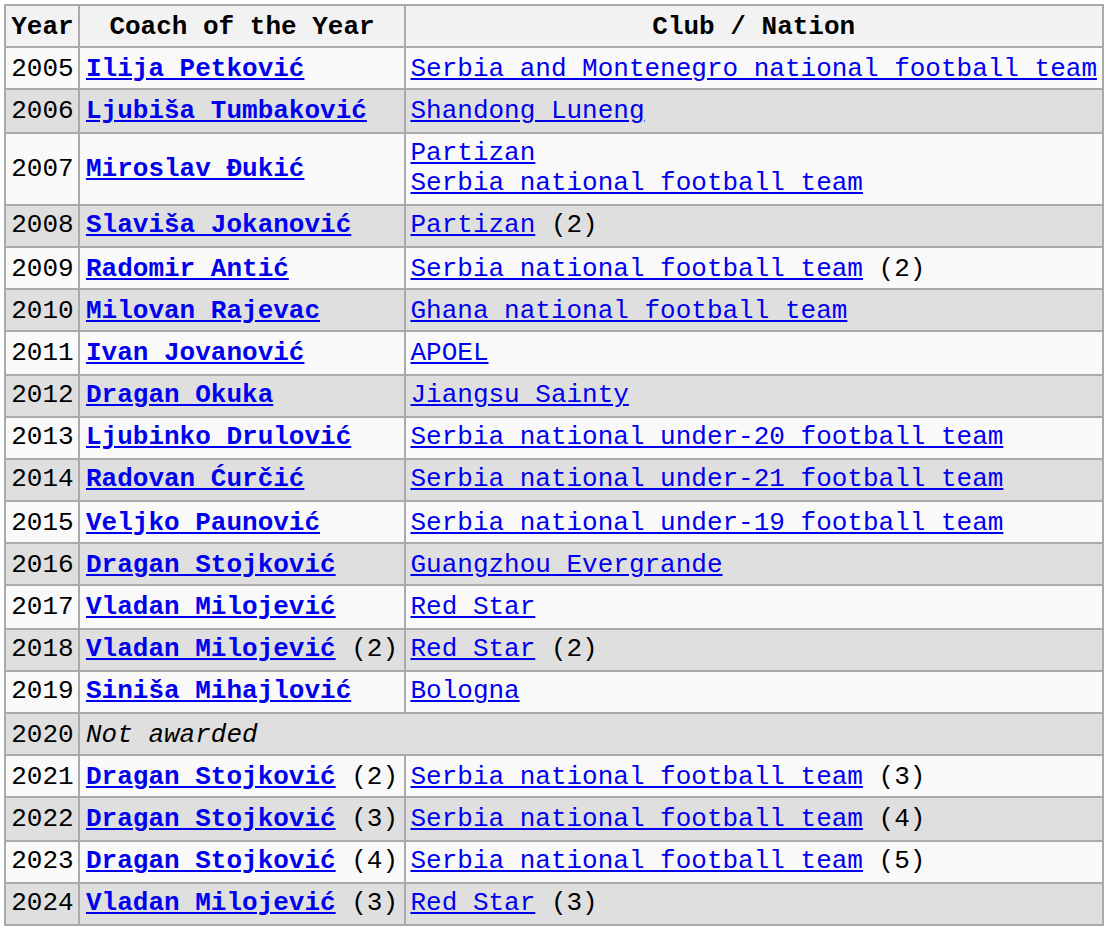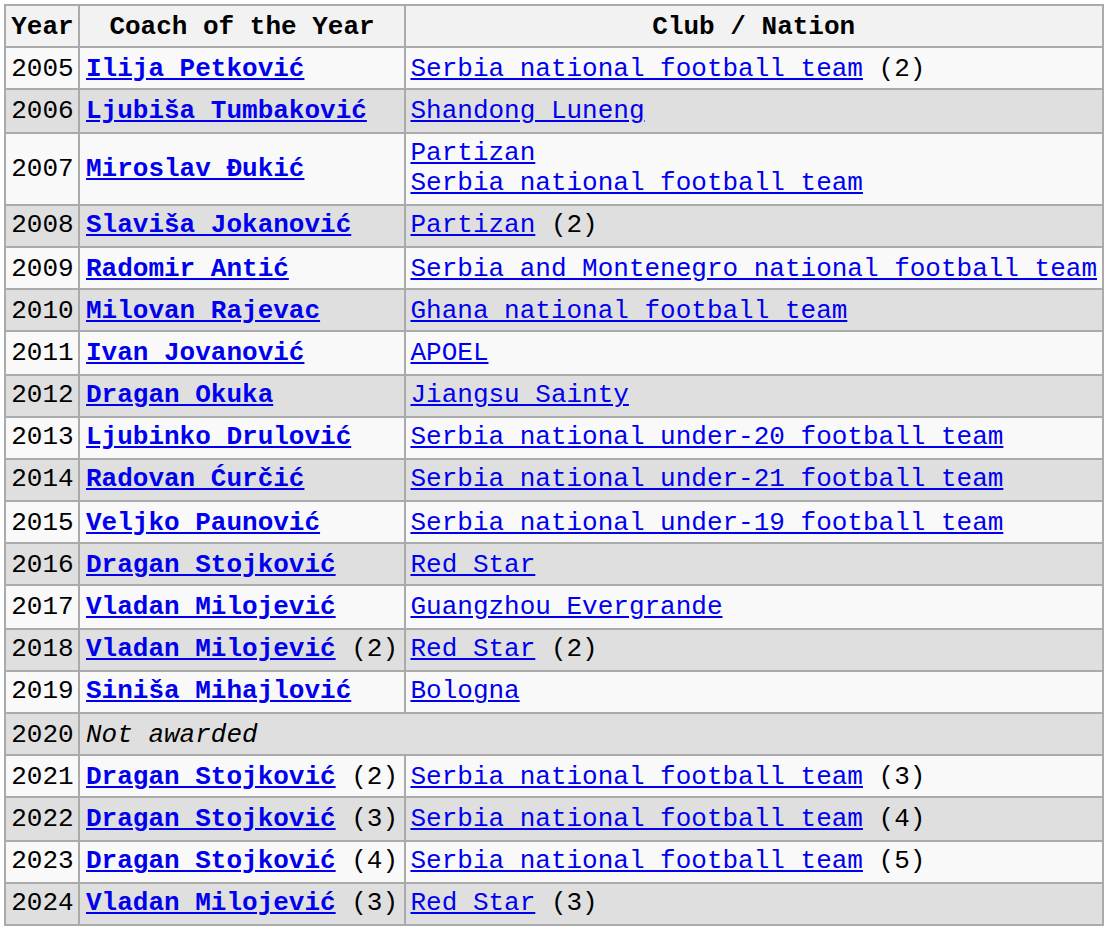(754, 69) Serbia and Montenegro national football team -> (668, 69) Serbia national football team (2)
(668, 268) Serbia national football team (2) -> (754, 268) Serbia and Montenegro national football team
(566, 565) Guangzhou Evergrande -> (473, 565) Red Star
(473, 607) Red Star -> (566, 607) Guangzhou Evergrande
